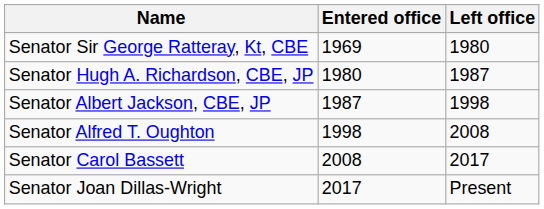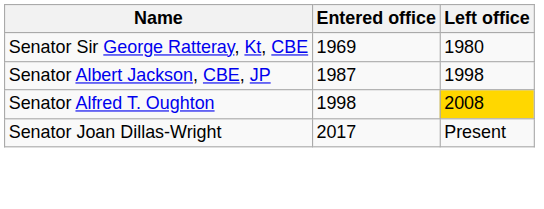- row: (161, 75)
(469, 132) no background -> (464, 103) gold background
- row: (96, 160)
